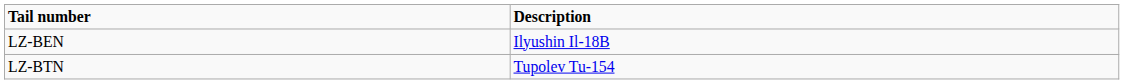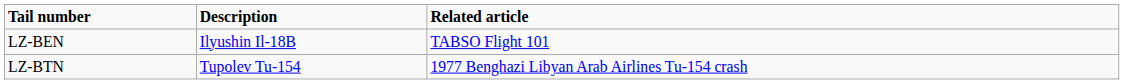+ column: (479, 16)
